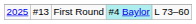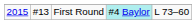(17, 12) 2025 -> (17, 12) 2015
